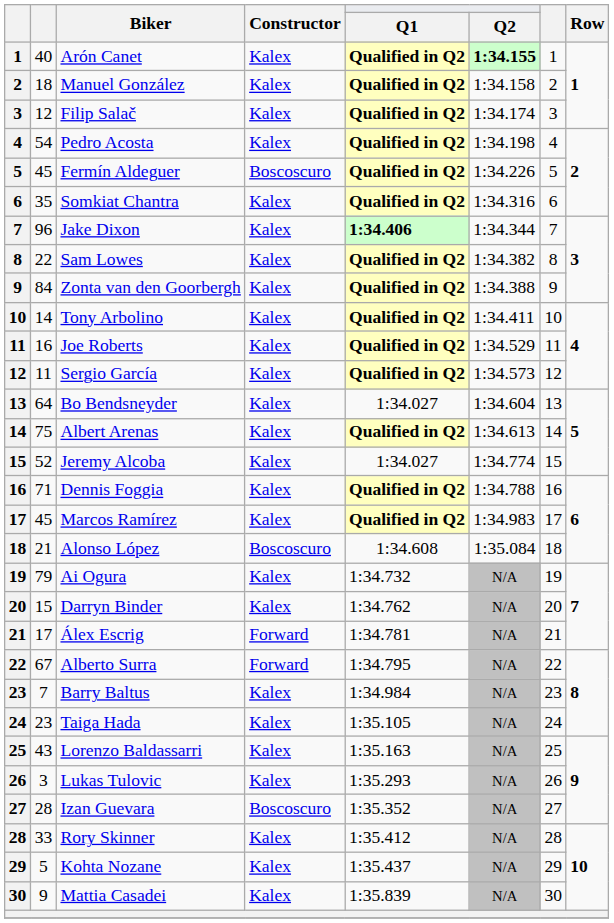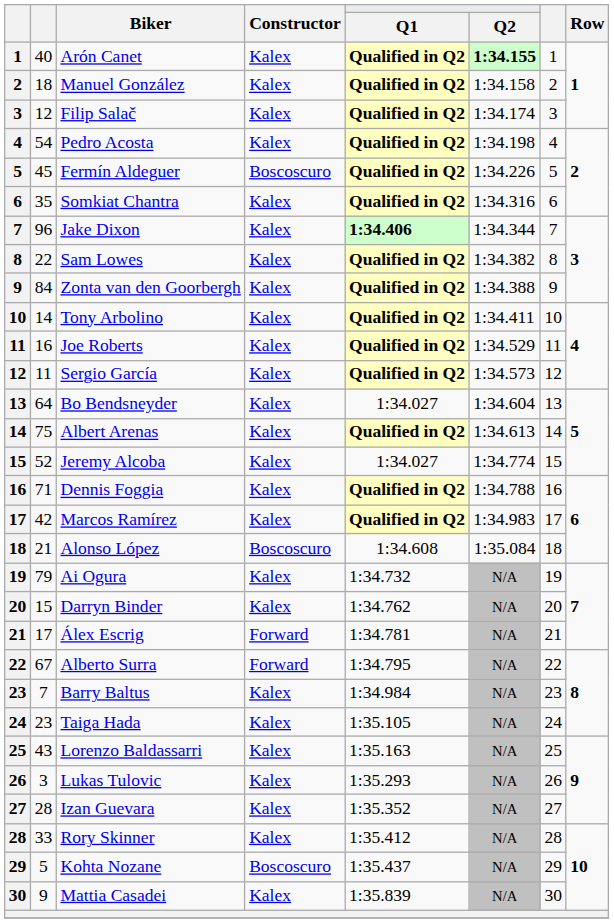(43, 518) 45 -> (43, 518) 42
(290, 808) Boscoscuro -> (270, 808) Kalex
(270, 866) Kalex -> (290, 866) Boscoscuro
